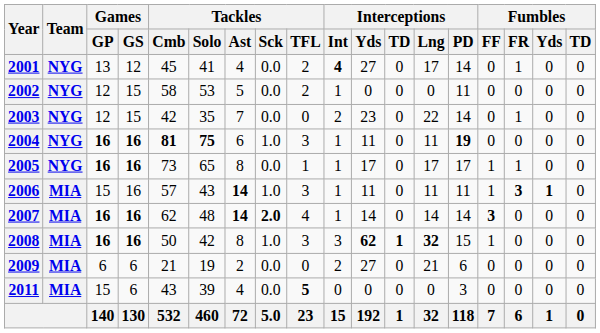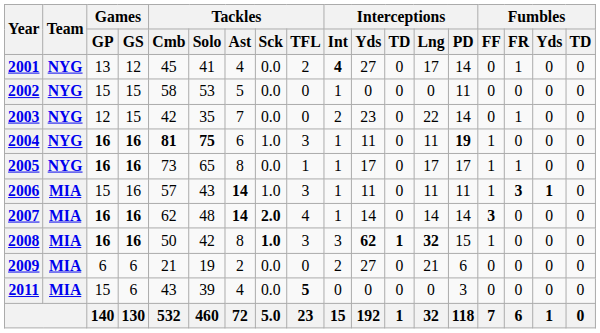(103, 91) 12 -> (103, 91) 15
(305, 91) 2 -> (305, 91) 0
(491, 141) 0 -> (491, 141) 1
(271, 240) normal -> (271, 240) bold
